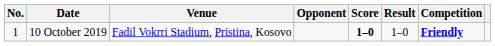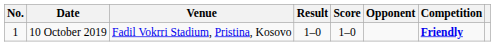columns swapped: (321, 13) <-> (400, 13)
(365, 31) bold -> (347, 31) normal
